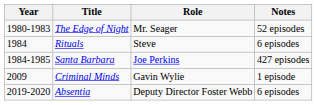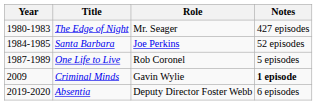(281, 28) 52 episodes -> (283, 28) 427 episodes
- row: (69, 44)
(283, 60) 427 episodes -> (281, 44) 52 episodes
+ row: (88, 60)
(276, 76) normal -> (277, 76) bold
